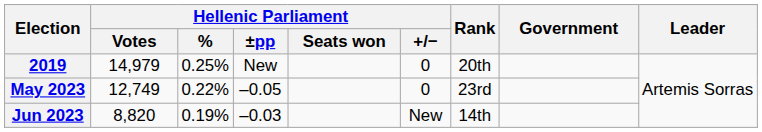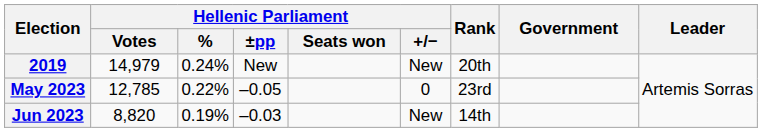(205, 65) 0.25% -> (205, 65) 0.24%
(426, 65) 0 -> (426, 65) New
(134, 90) 12,749 -> (134, 90) 12,785
